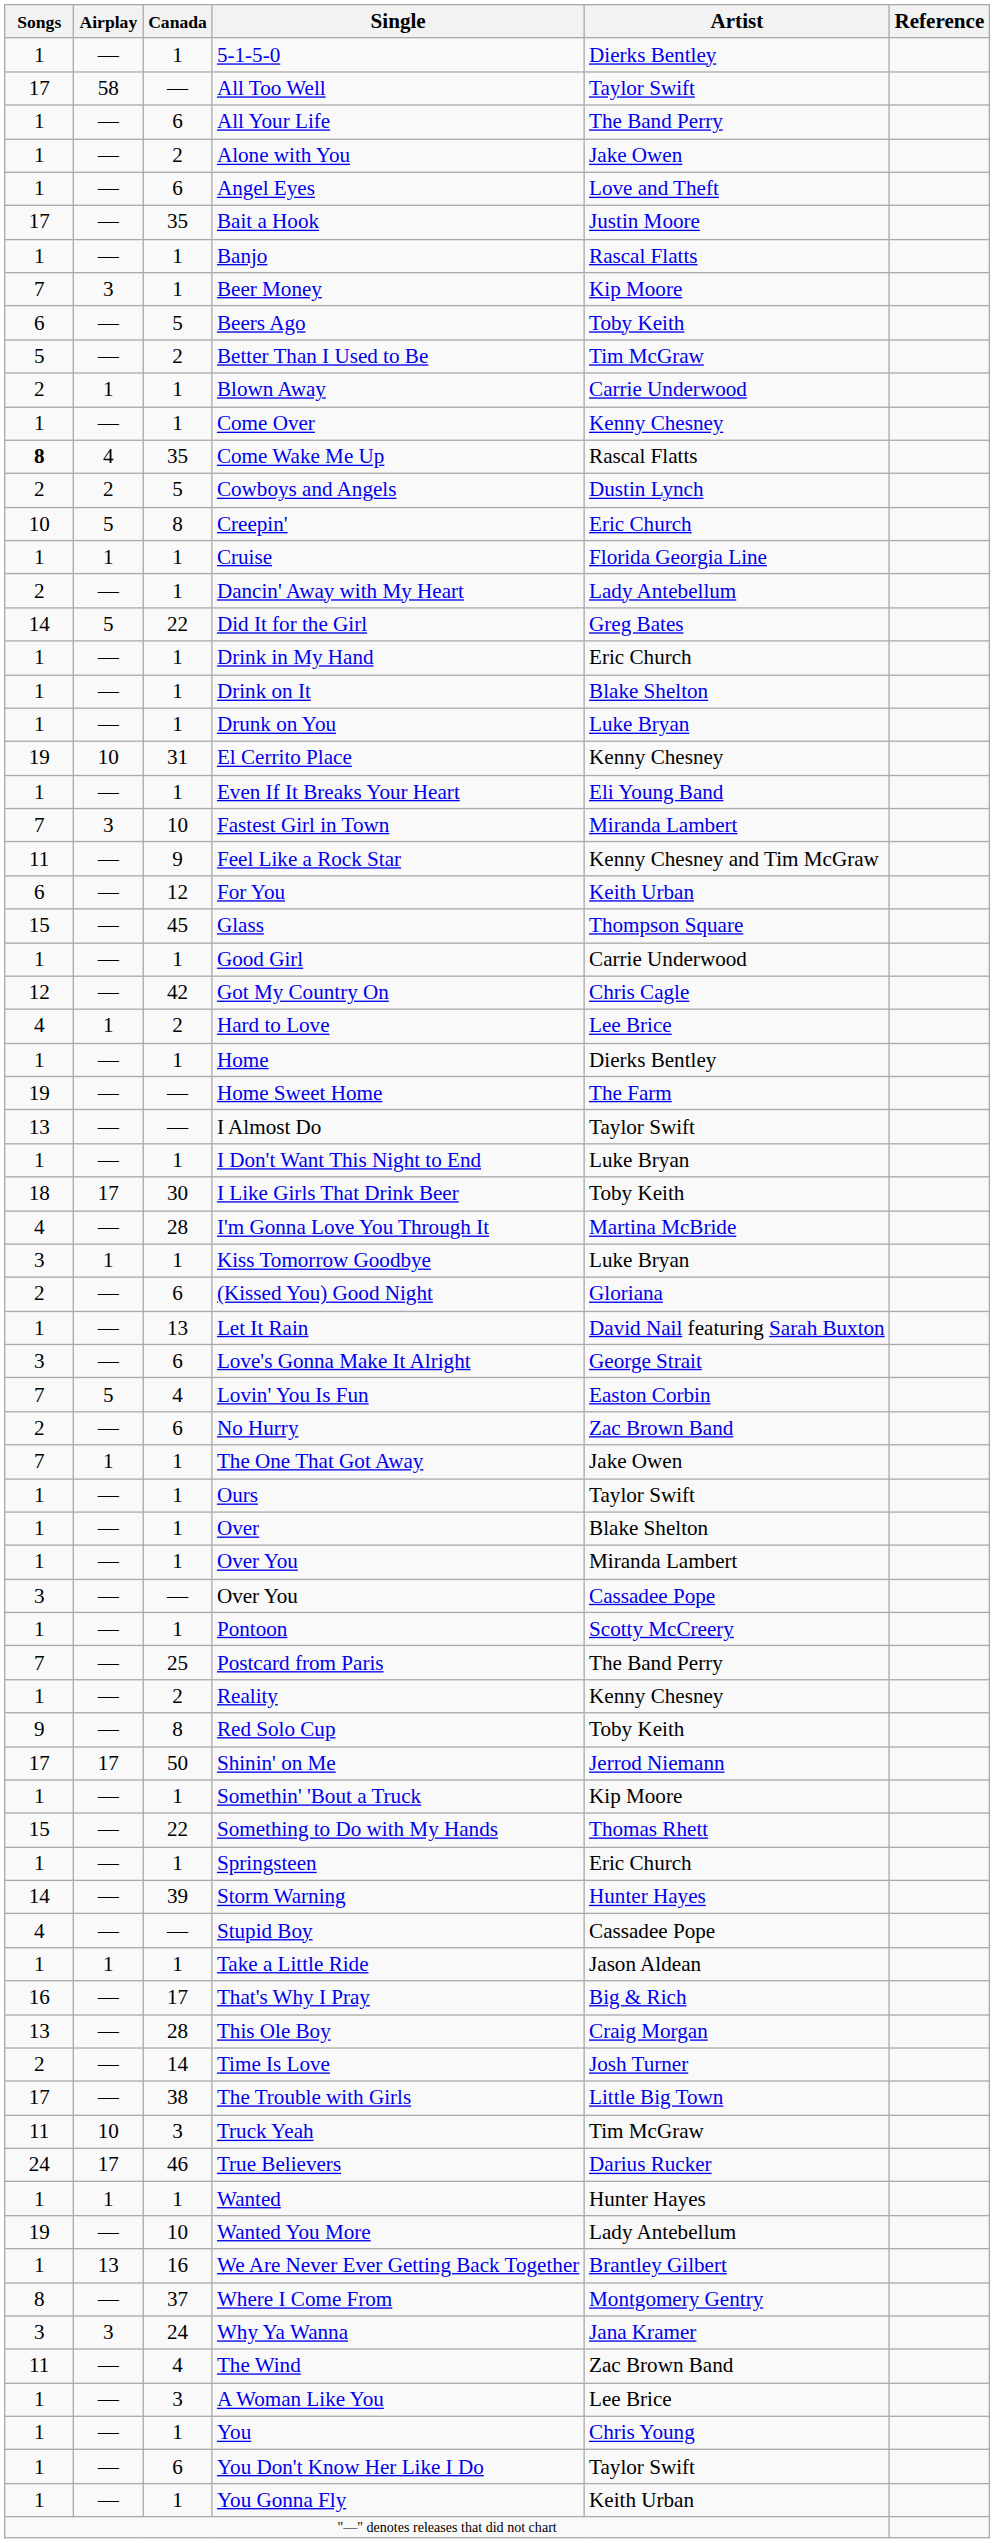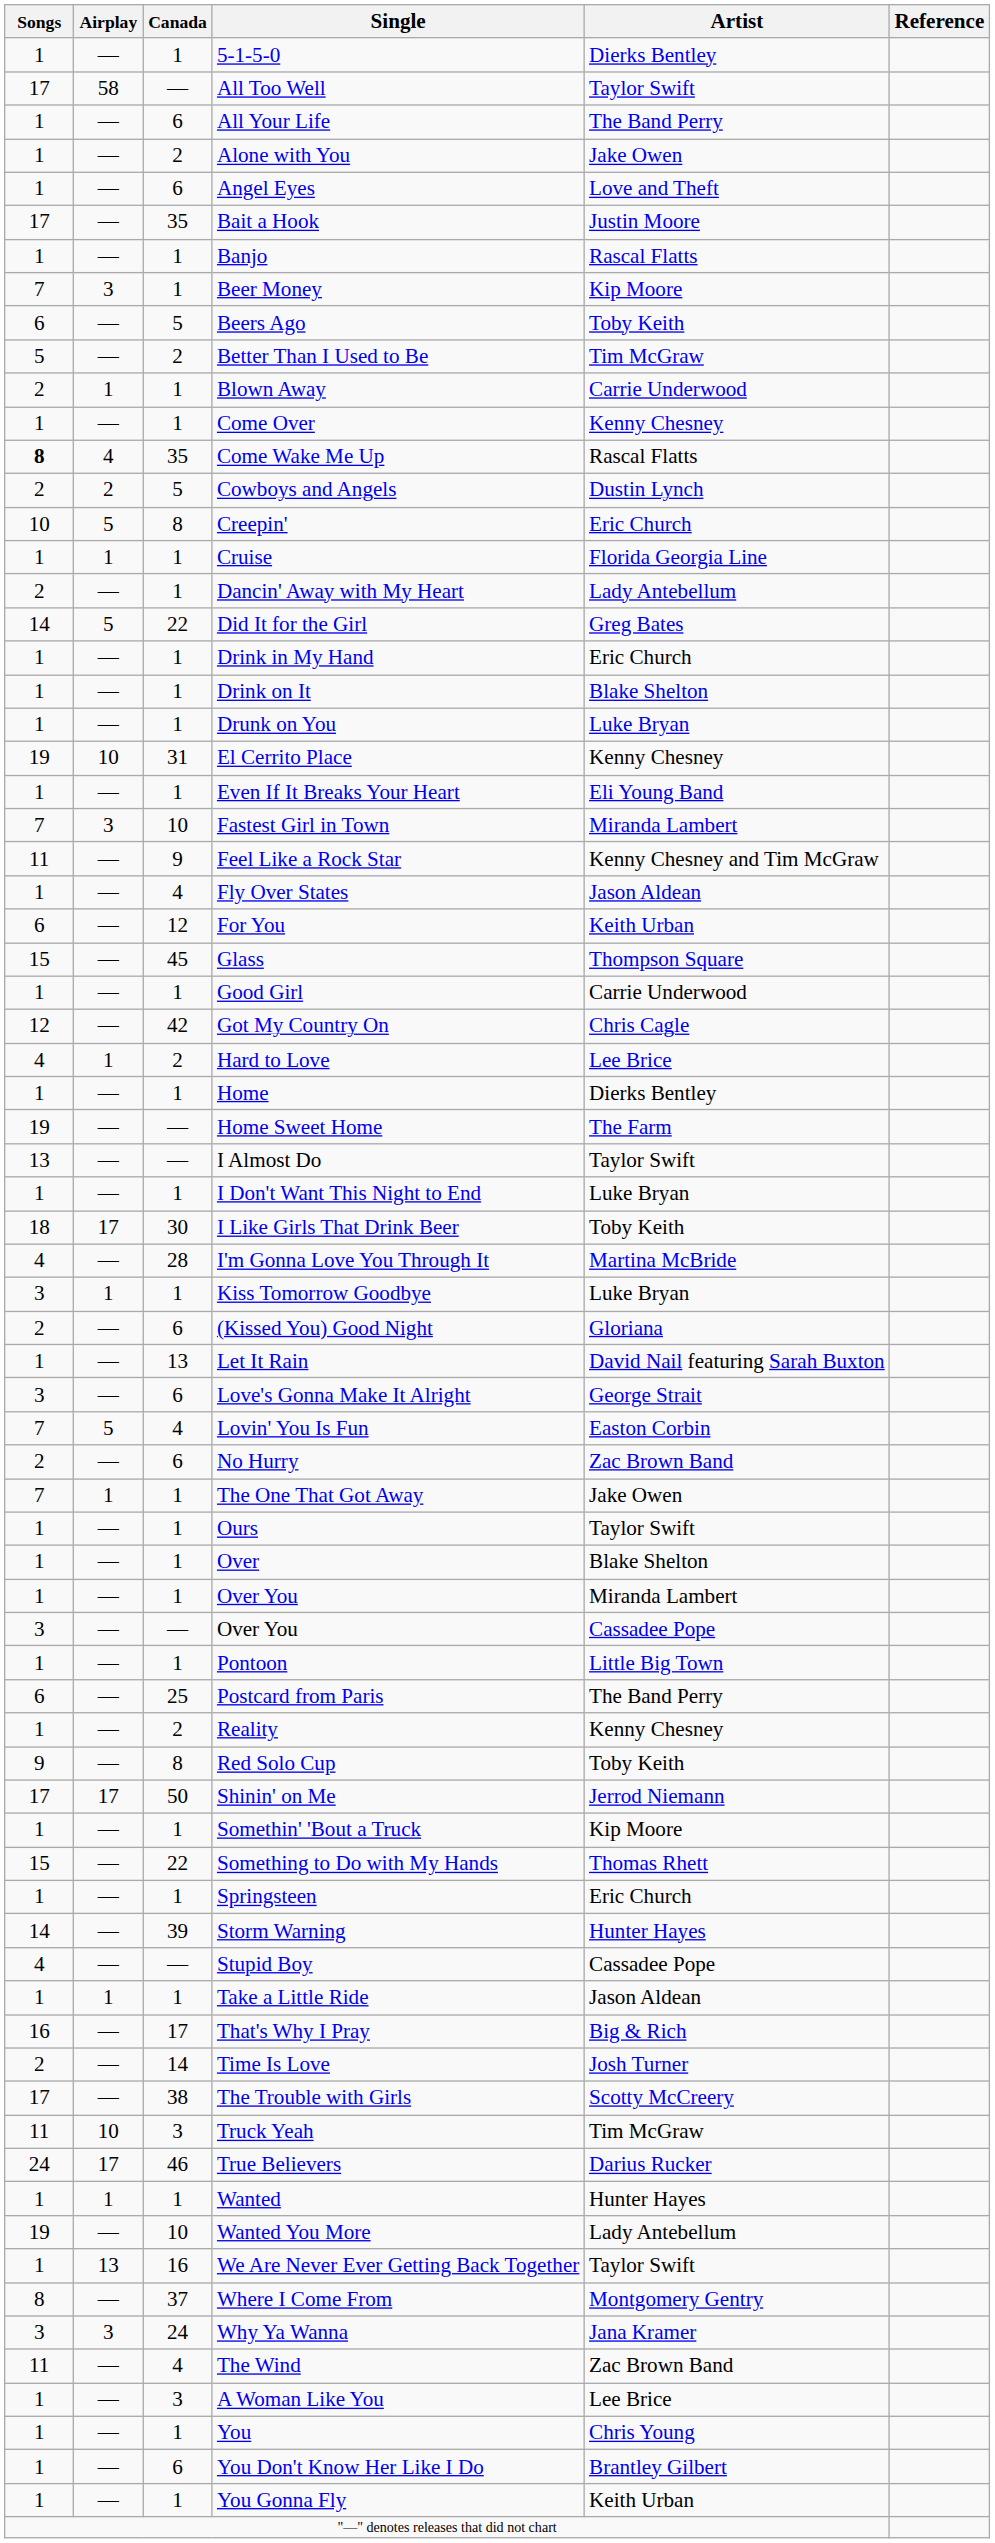+ row: (177, 892)
(661, 1629) Scotty McCreery -> (656, 1662) Little Big Town
(39, 1662) 7 -> (39, 1695) 6
- row: (177, 2030)
(656, 2097) Little Big Town -> (661, 2097) Scotty McCreery
(658, 2265) Brantley Gilbert -> (642, 2265) Taylor Swift
(642, 2466) Taylor Swift -> (658, 2466) Brantley Gilbert
